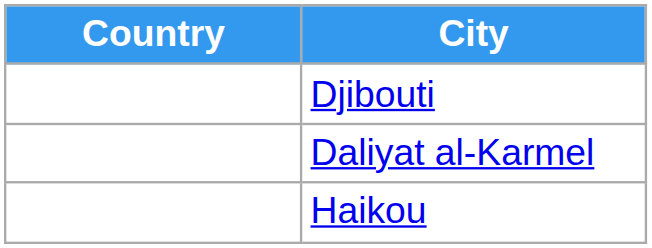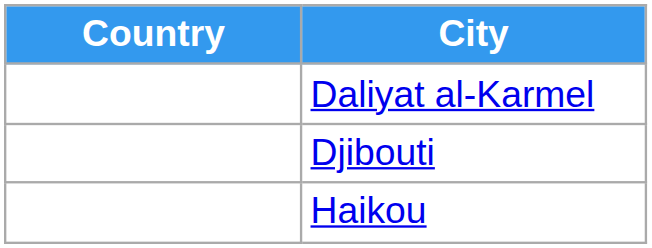rows swapped: (373, 93) <-> (452, 152)
